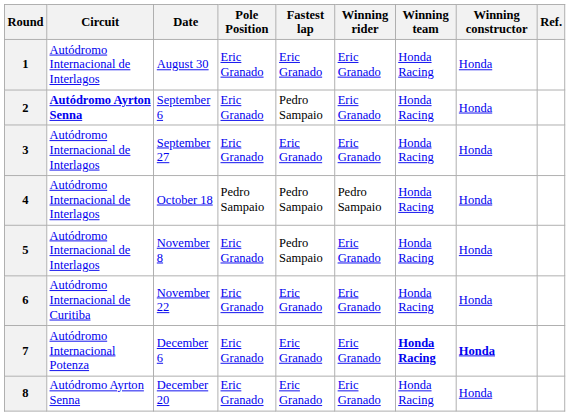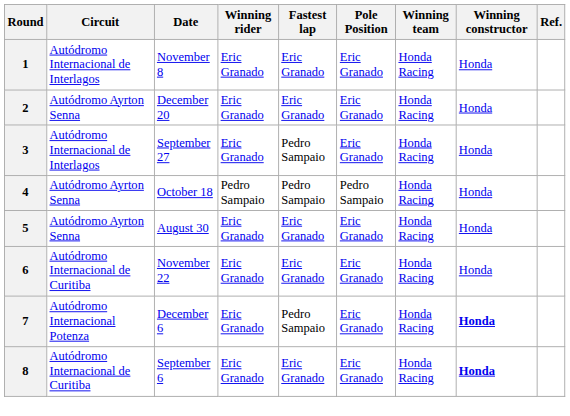columns swapped: (247, 21) <-> (365, 21)
(183, 64) August 30 -> (183, 64) November 8
(100, 107) bold -> (97, 107) normal
(184, 107) September 6 -> (183, 107) December 20
(301, 107) Pedro Sampaio -> (303, 107) Eric Granado
(301, 149) Eric Granado -> (303, 149) Pedro Sampaio
(90, 200) Autódromo Internacional de Interlagos -> (97, 192) Autódromo Ayrton Senna
(90, 250) Autódromo Internacional de Interlagos -> (97, 228) Autódromo Ayrton Senna
(183, 250) November 8 -> (183, 228) August 30
(301, 250) Pedro Sampaio -> (303, 228) Eric Granado
(301, 350) Eric Granado -> (303, 320) Pedro Sampaio
(417, 350) bold -> (416, 320) normal
(97, 392) Autódromo Ayrton Senna -> (90, 370) Autódromo Internacional de Curitiba
(183, 392) December 20 -> (184, 370) September 6
(476, 392) normal -> (477, 370) bold
